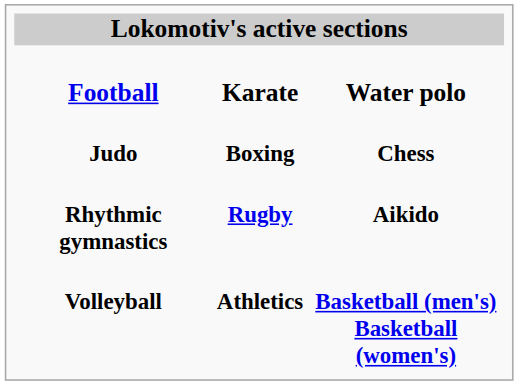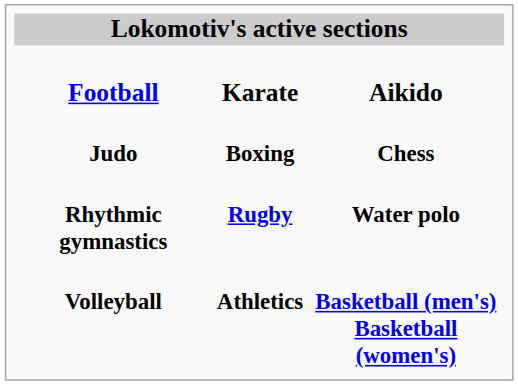(406, 93) Water polo -> (406, 93) Aikido
(406, 214) Aikido -> (406, 214) Water polo
